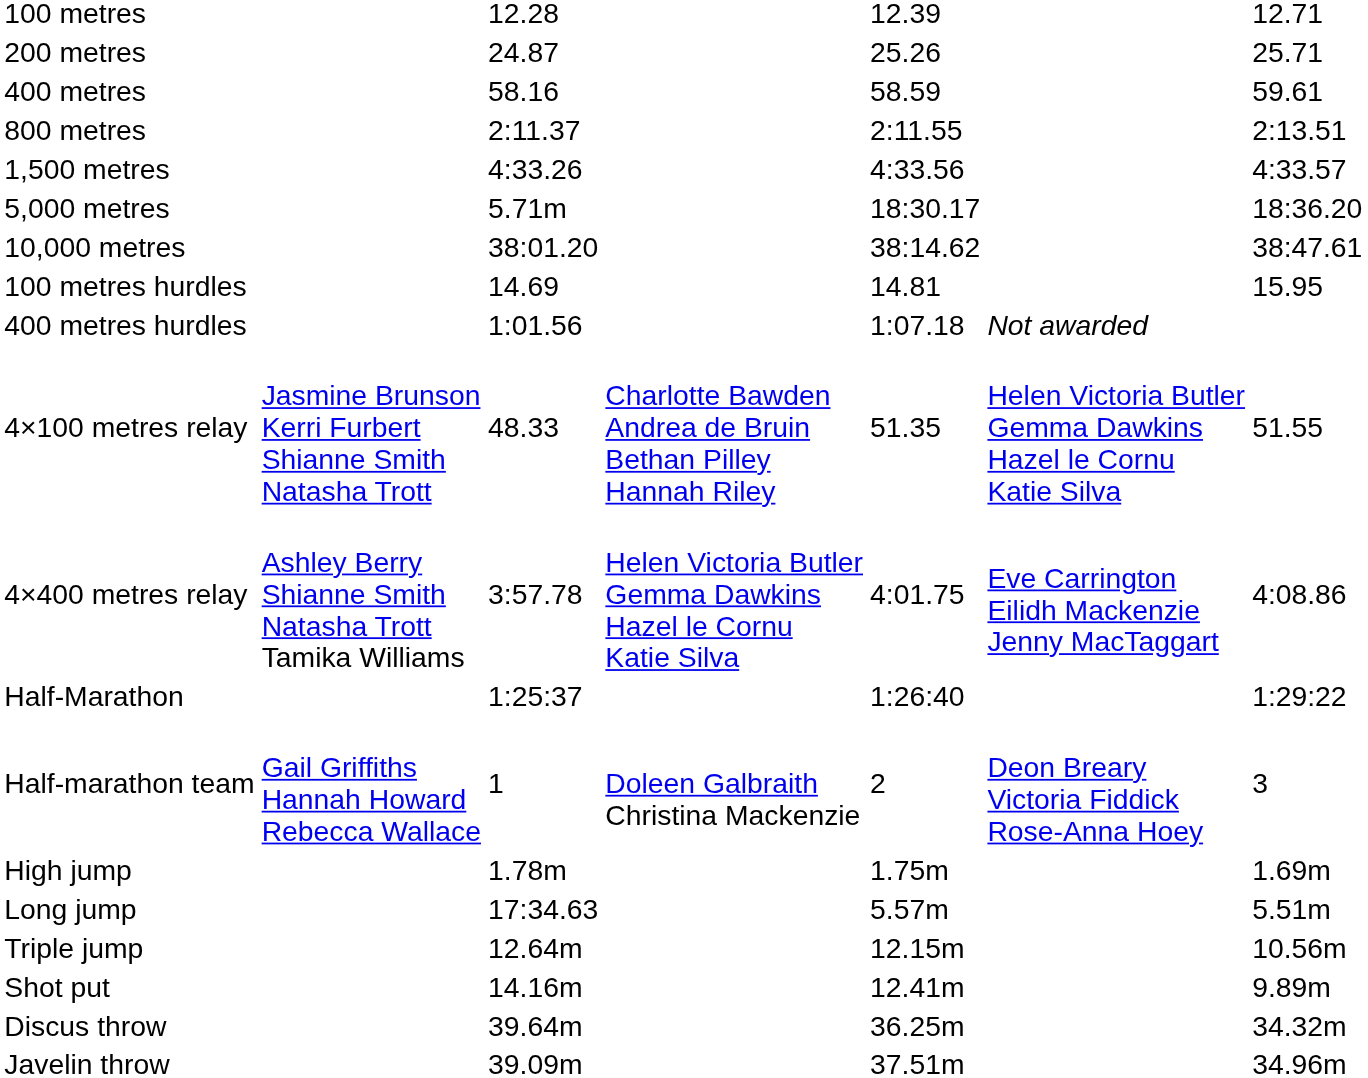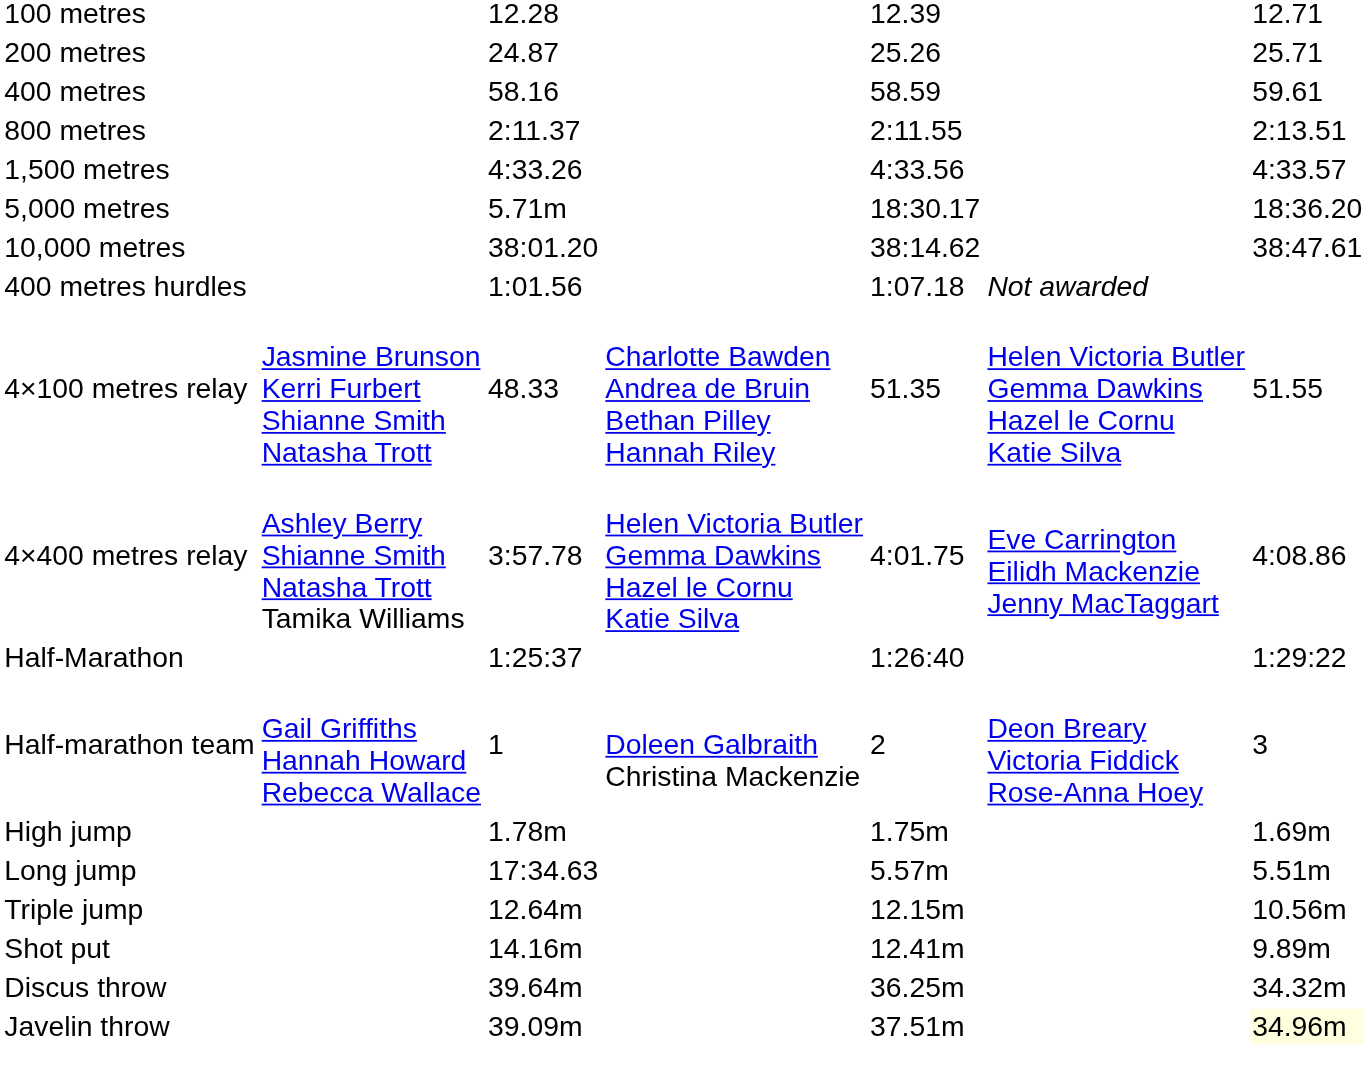- row: (126, 286)
(1299, 1065) no background -> (1299, 1026) lightyellow background
